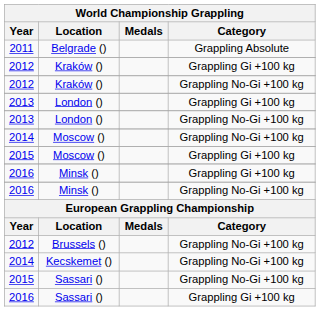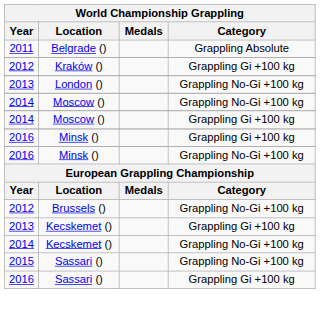- row: (79, 84)
- row: (79, 102)
(21, 155) 2015 -> (21, 119) 2014
+ row: (79, 226)
